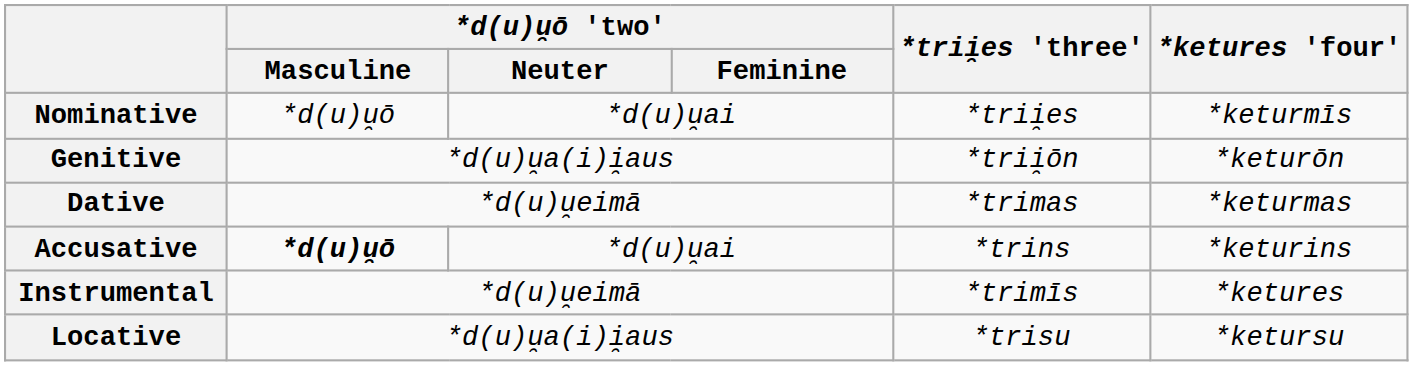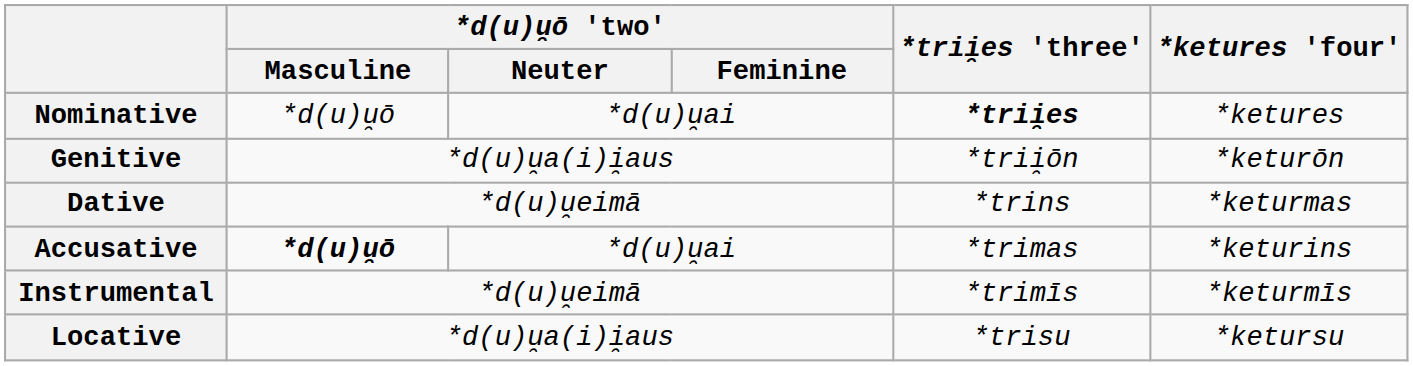(1022, 116) normal -> (1022, 116) bold
(1279, 116) *keturmīs -> (1279, 116) *ketures
(1022, 204) *trimas -> (1022, 204) *trins
(1022, 249) *trins -> (1022, 249) *trimas
(1279, 293) *ketures -> (1279, 293) *keturmīs
